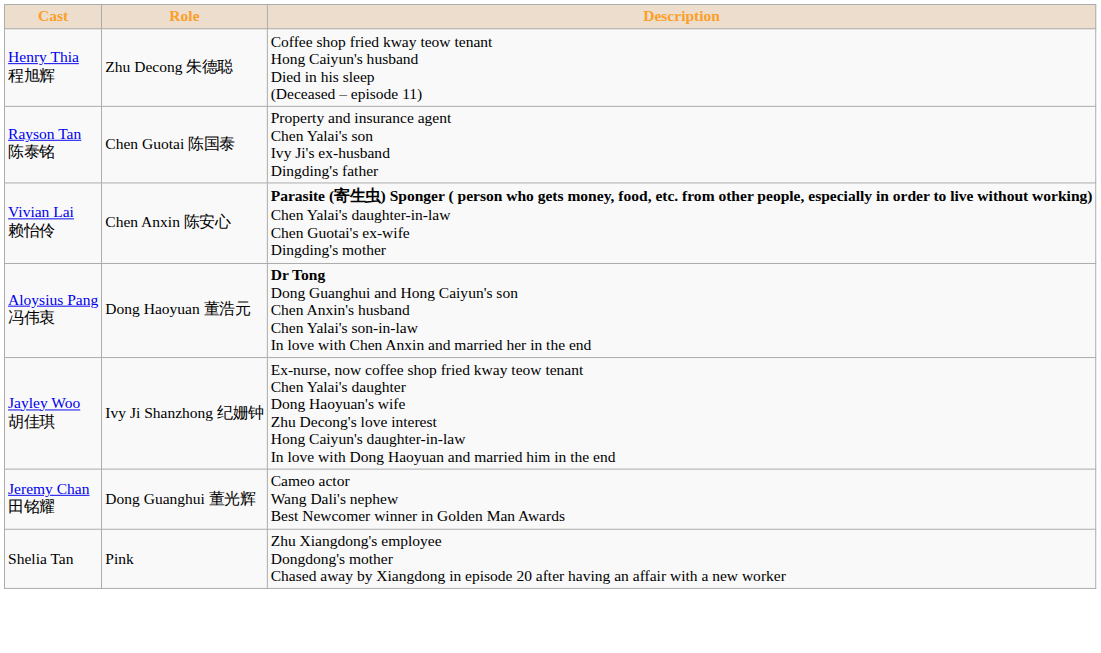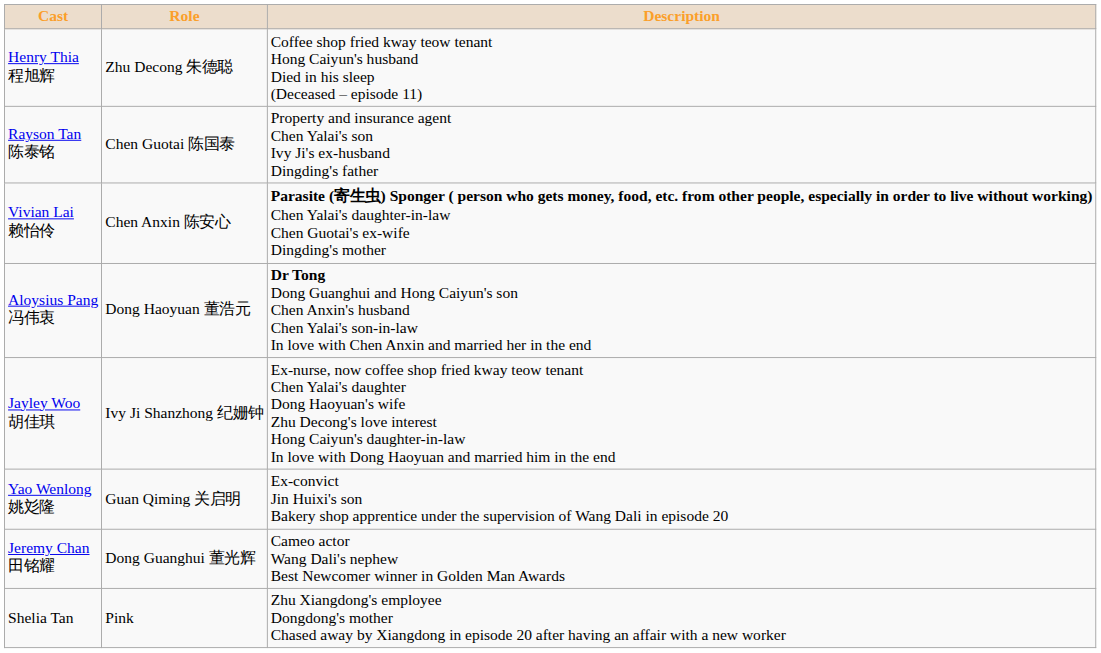+ row: (50, 498)
